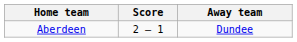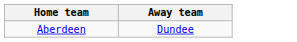- column: (148, 13)
